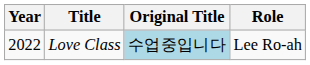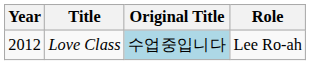(25, 44) 2022 -> (25, 44) 2012
